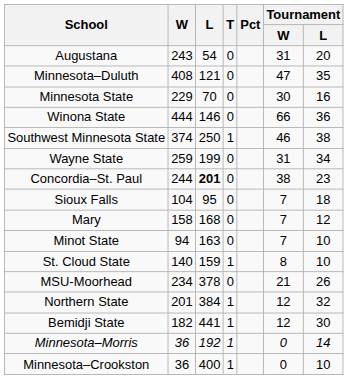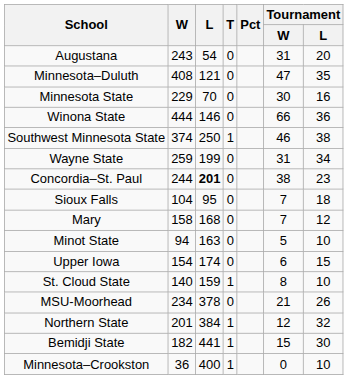(283, 240) 7 -> (283, 240) 5
+ row: (86, 261)
(283, 323) 12 -> (283, 343) 15
- row: (86, 343)
